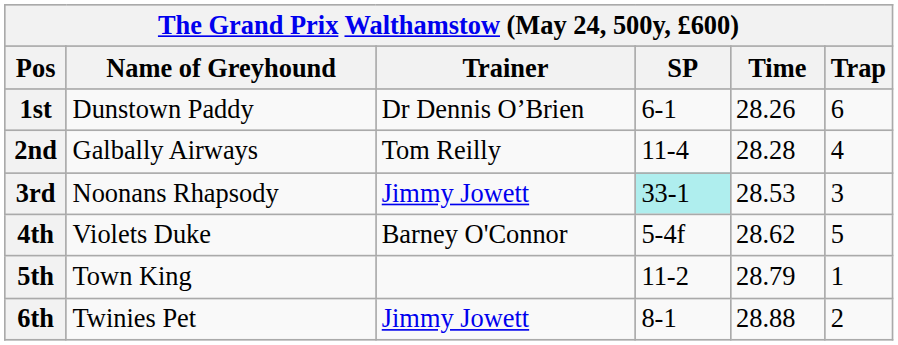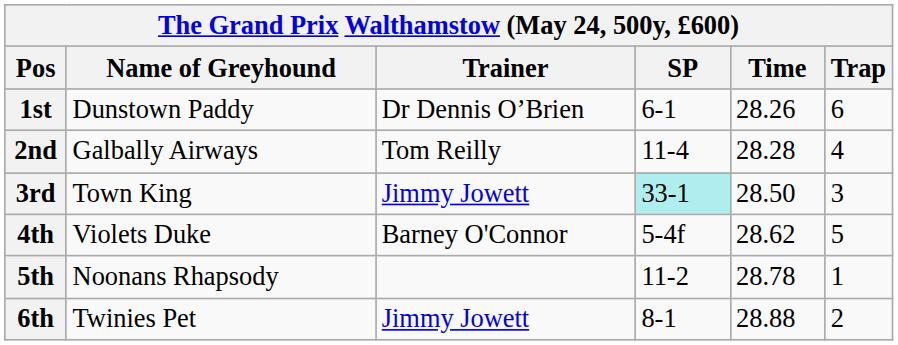(176, 192) Noonans Rhapsody -> (132, 192) Town King
(766, 192) 28.53 -> (766, 192) 28.50
(132, 276) Town King -> (176, 276) Noonans Rhapsody
(766, 276) 28.79 -> (766, 276) 28.78
